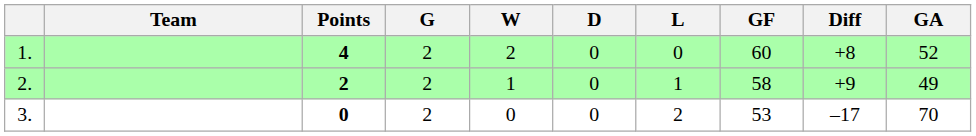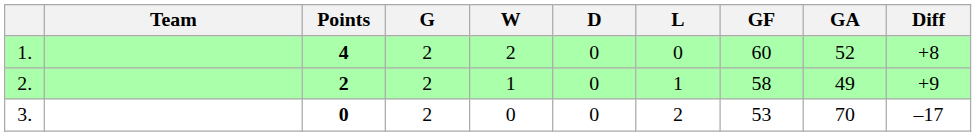columns swapped: (928, 20) <-> (845, 20)
